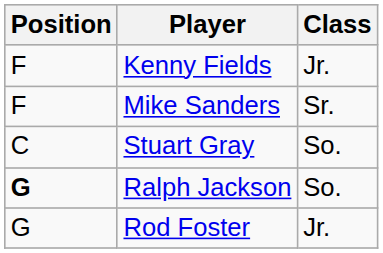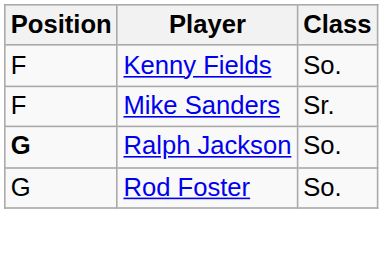(317, 65) Jr. -> (322, 65) So.
- row: (189, 146)
(317, 227) Jr. -> (322, 187) So.
